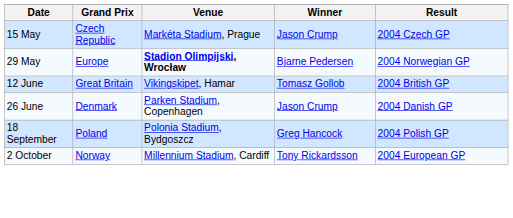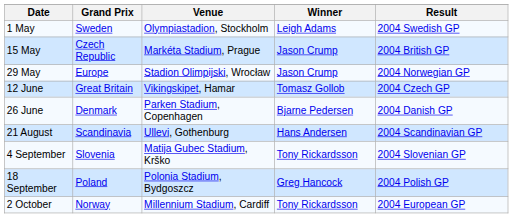+ row: (21, 28)
(414, 34) 2004 Czech GP -> (413, 50) 2004 British GP
(190, 62) bold -> (207, 72) normal
(315, 62) Bjarne Pedersen -> (307, 72) Jason Crump
(413, 84) 2004 British GP -> (414, 89) 2004 Czech GP
(307, 106) Jason Crump -> (315, 111) Bjarne Pedersen
+ row: (29, 133)
+ row: (36, 155)
